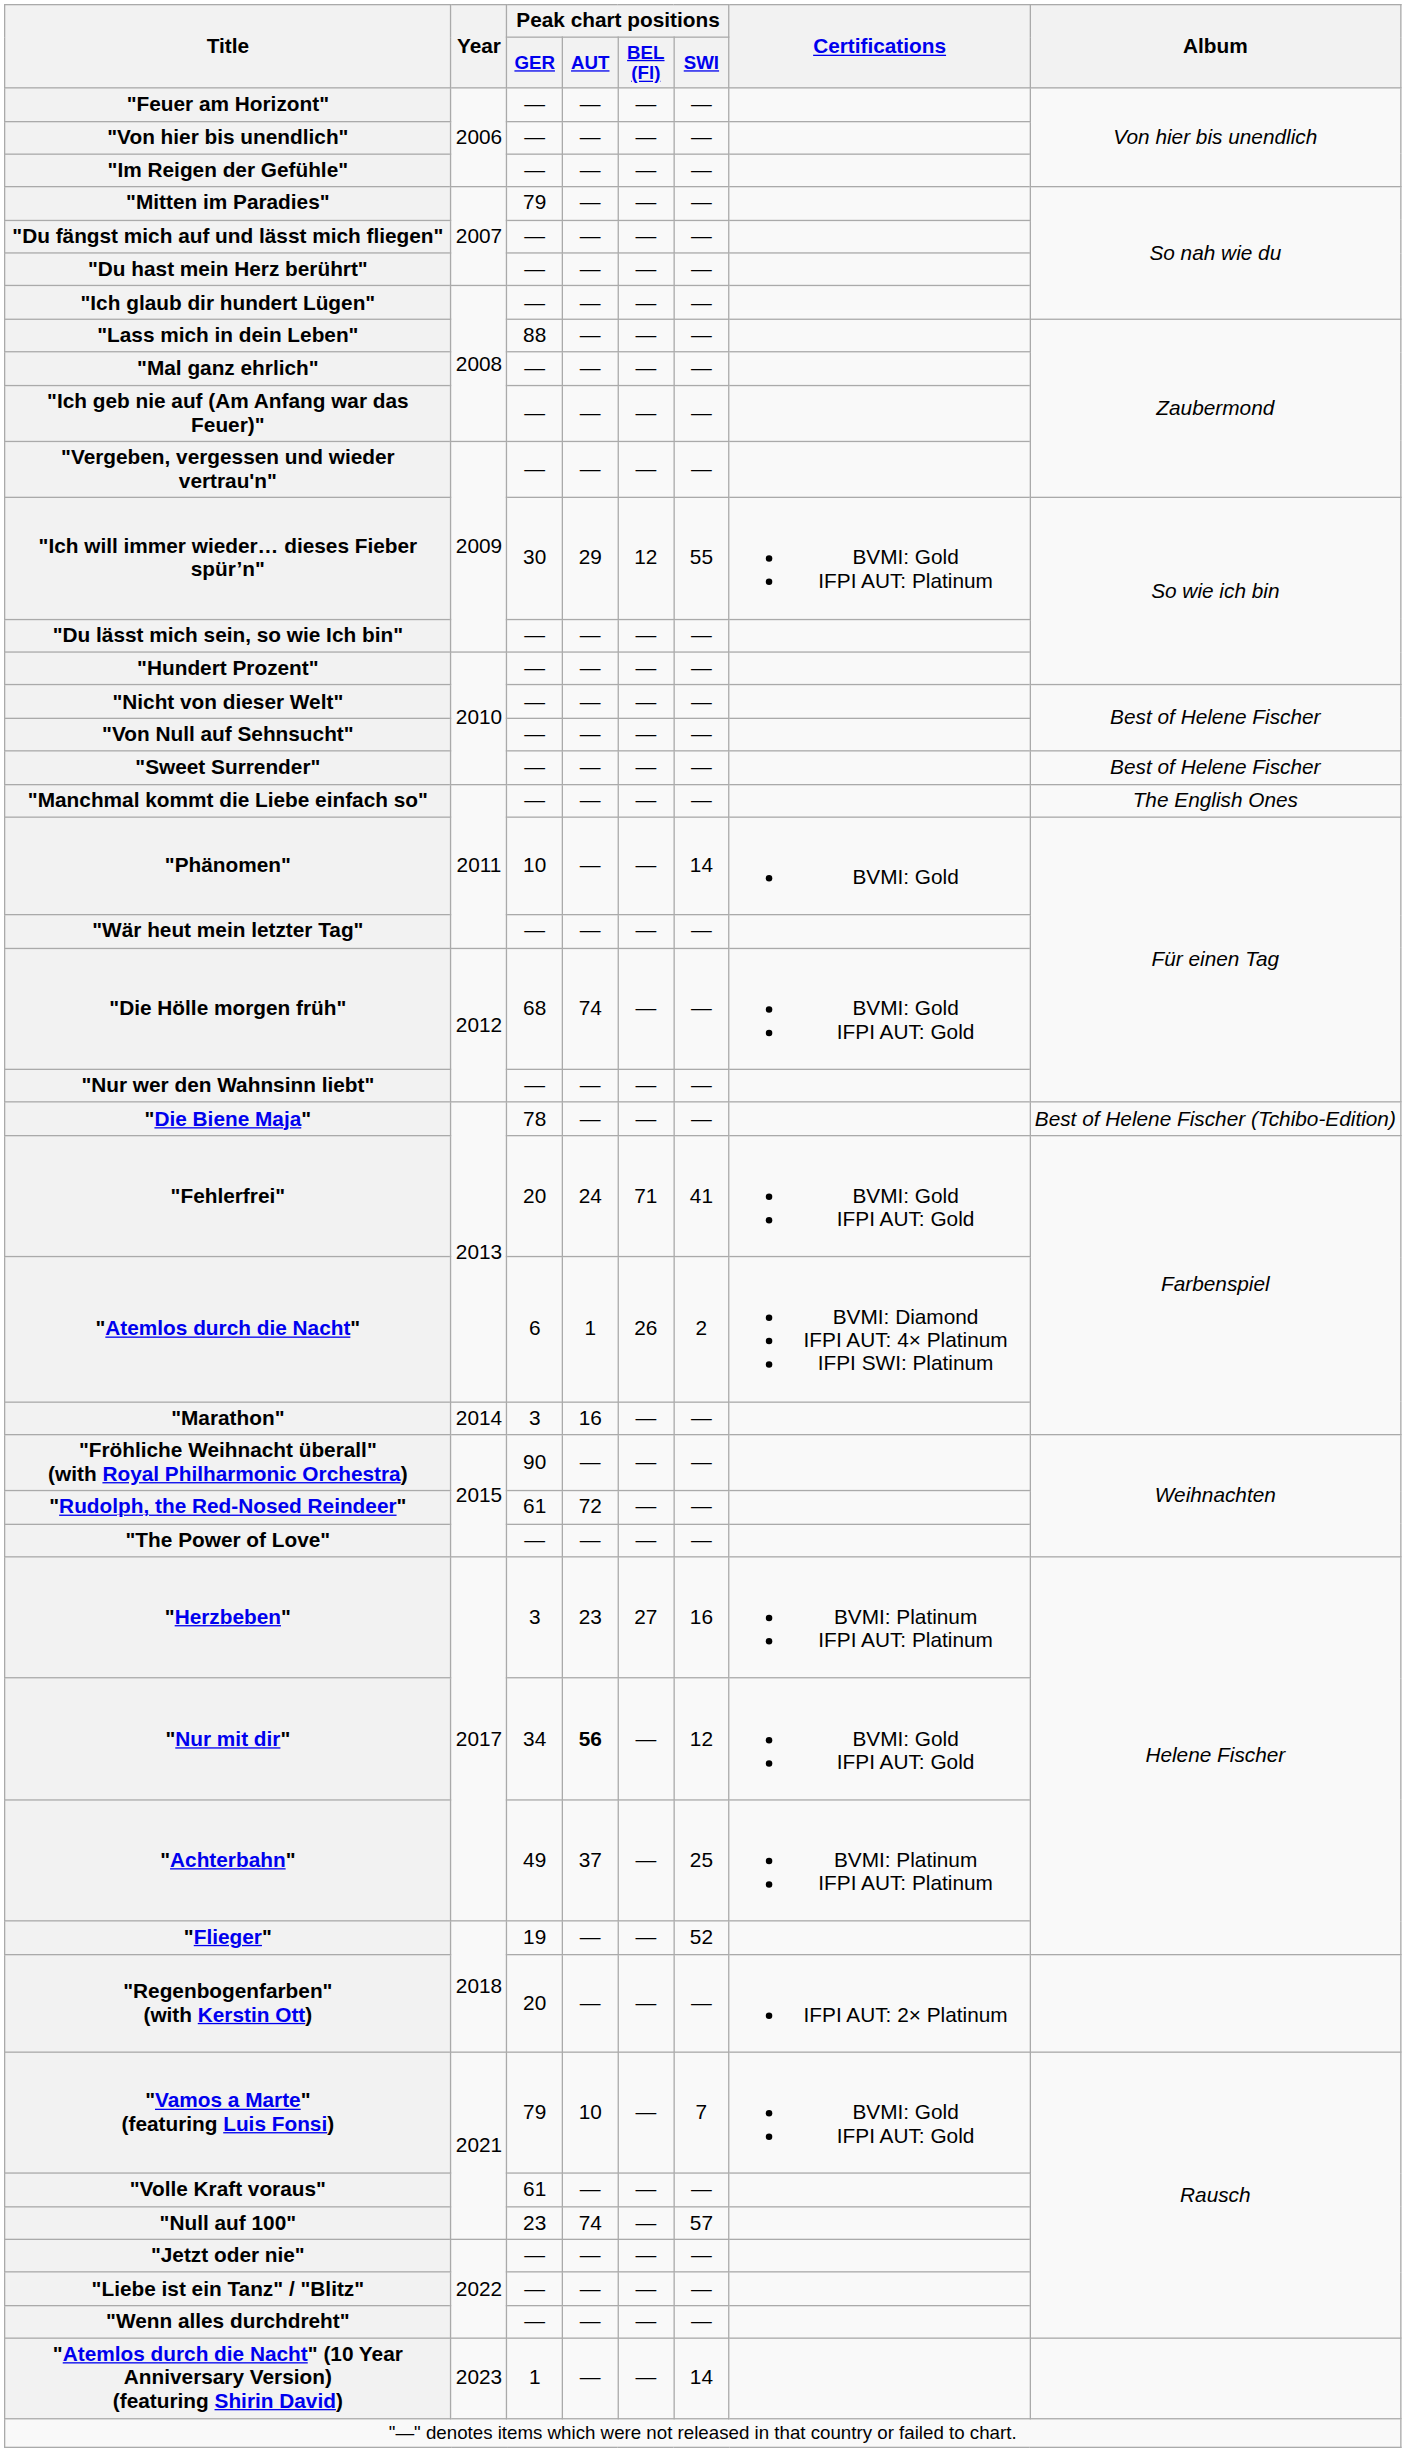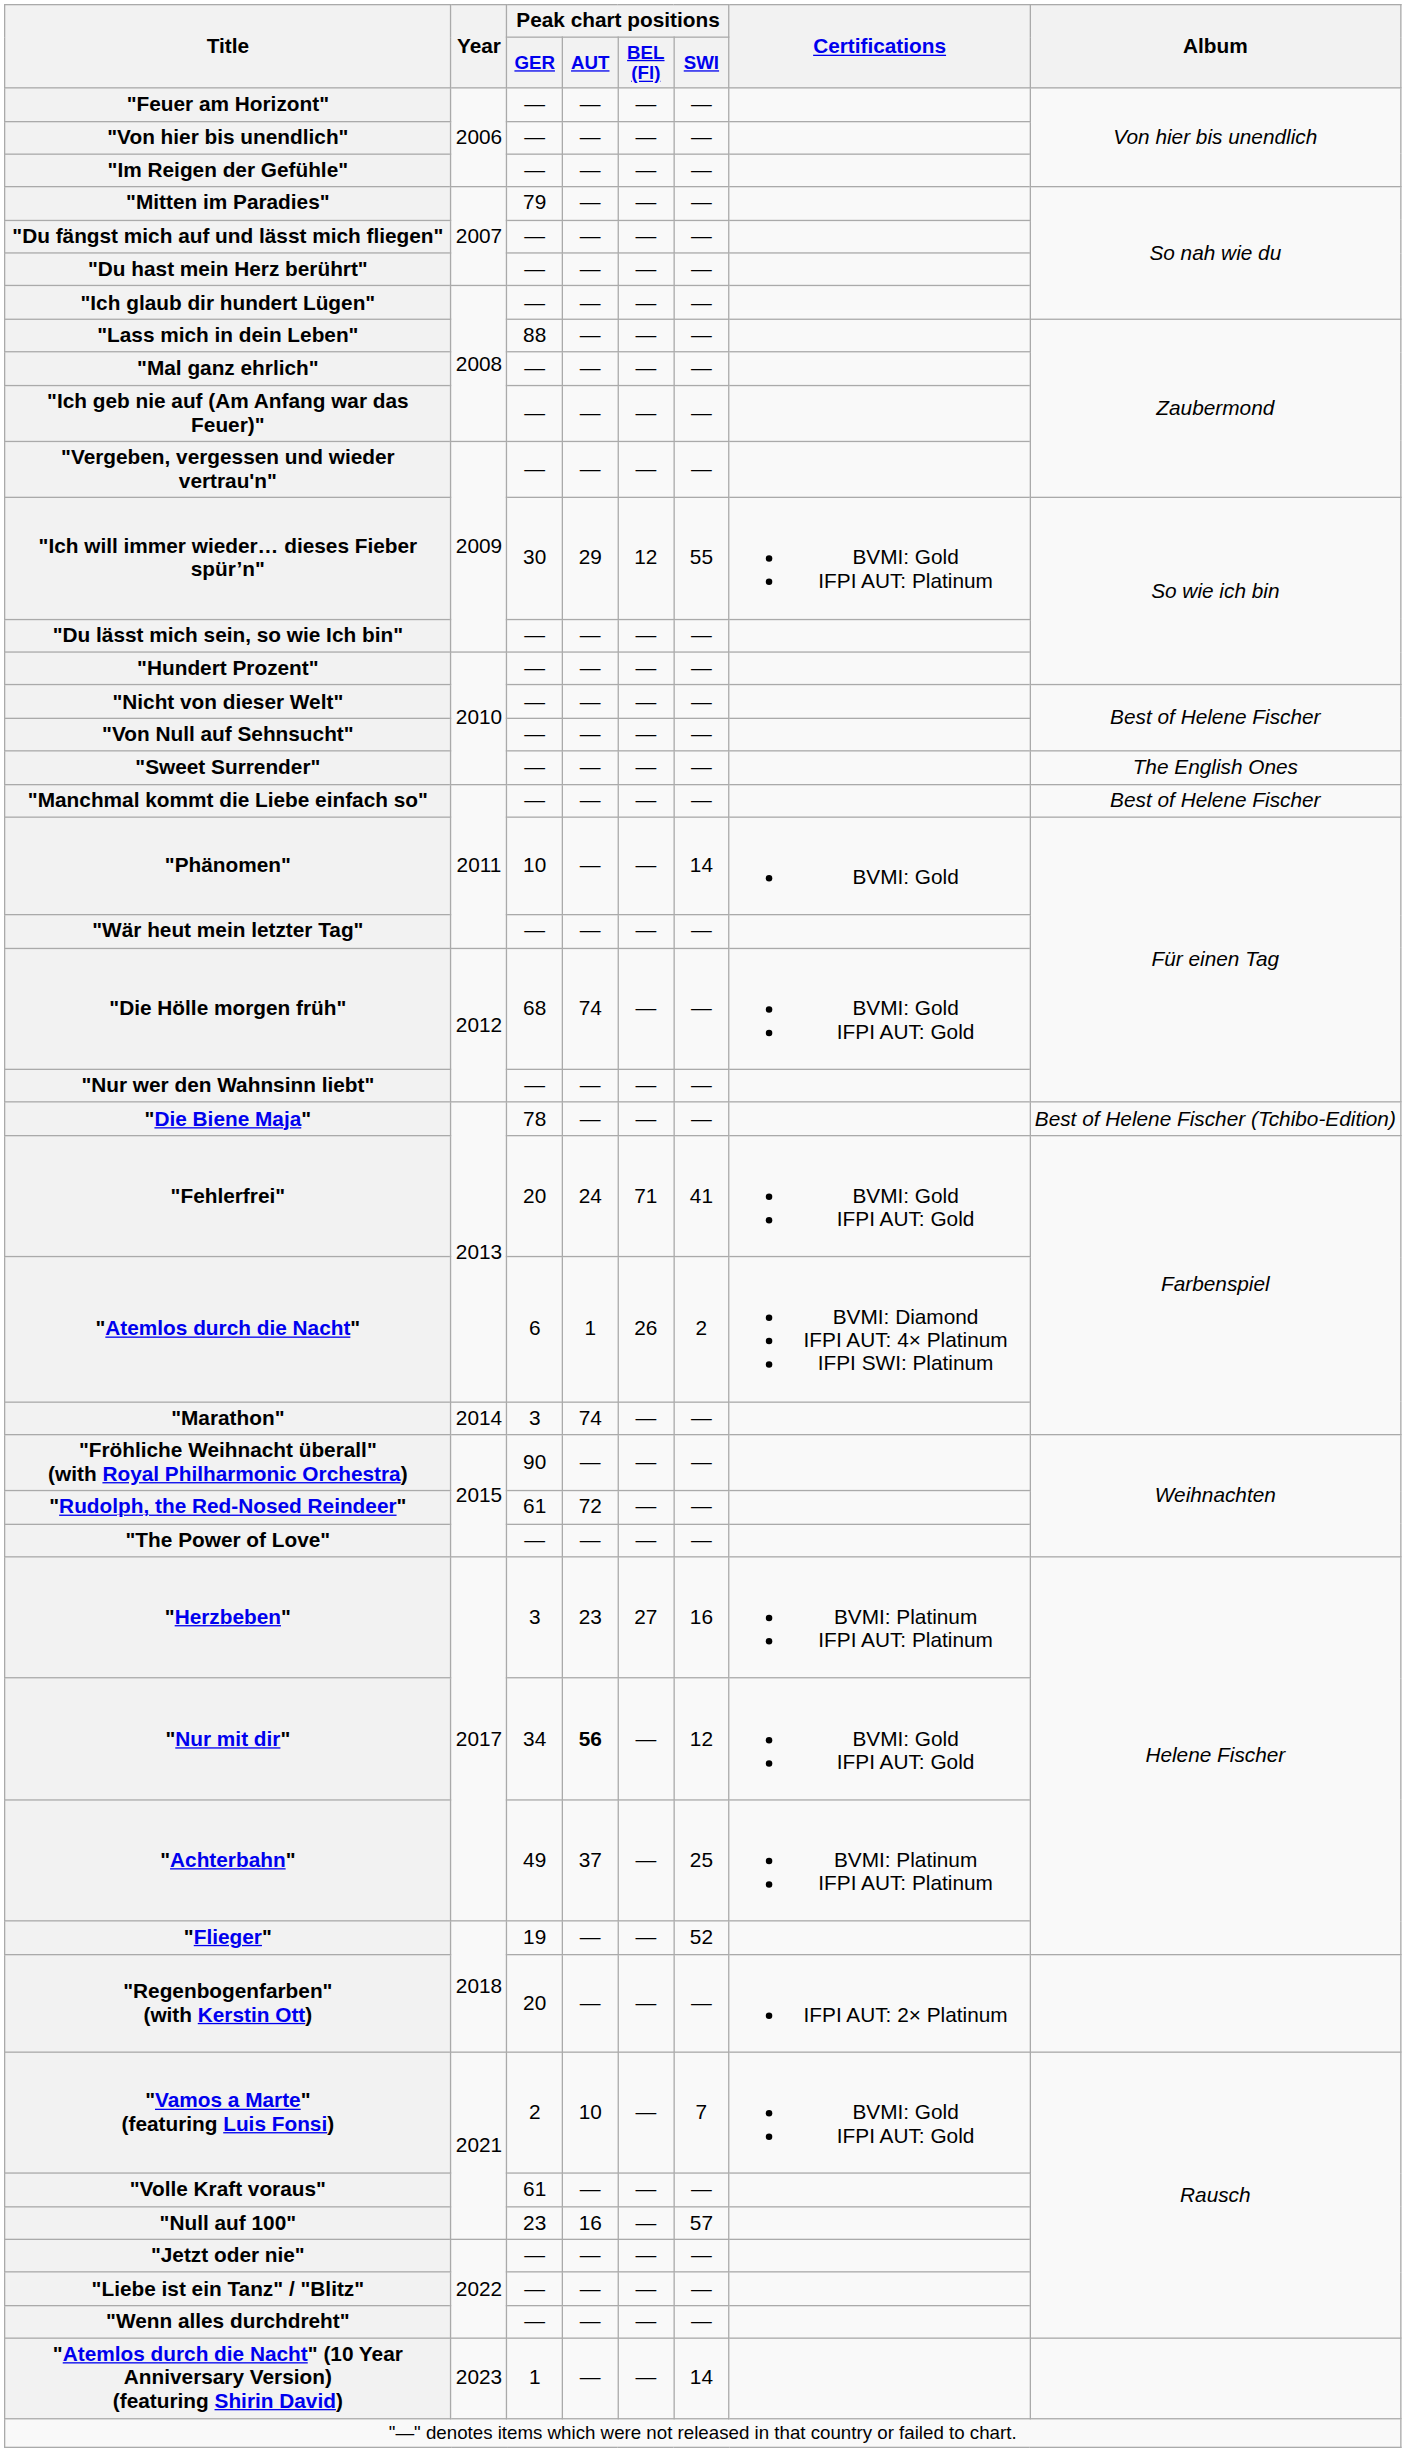(1215, 767) Best of Helene Fischer -> (1215, 767) The English Ones
(1215, 800) The English Ones -> (1215, 800) Best of Helene Fischer
(590, 1417) 16 -> (590, 1417) 74
(535, 2112) 79 -> (535, 2112) 2
(590, 2222) 74 -> (590, 2222) 16
